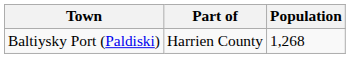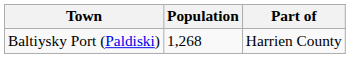columns swapped: (306, 16) <-> (215, 16)
